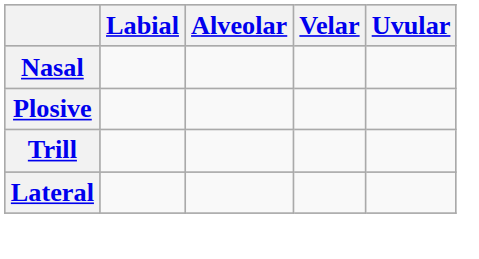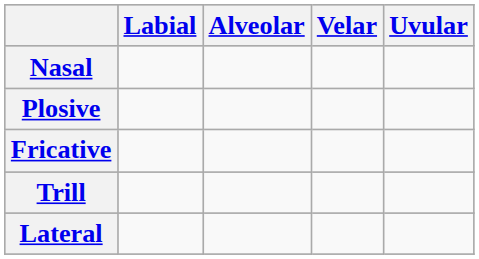+ row: (61, 150)
